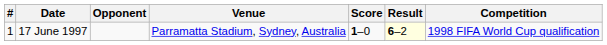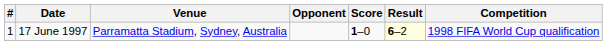columns swapped: (249, 13) <-> (119, 13)
